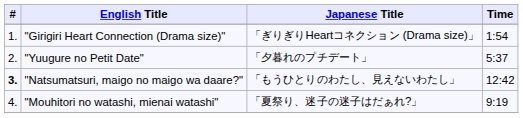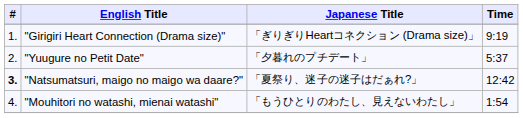(497, 36) 1:54 -> (497, 36) 9:19
(355, 79) 「もうひとりのわたし、見えないわたし」 -> (336, 79) 「夏祭り、迷子の迷子はだぁれ?」
(336, 102) 「夏祭り、迷子の迷子はだぁれ?」 -> (355, 102) 「もうひとりのわたし、見えないわたし」
(497, 102) 9:19 -> (497, 102) 1:54
